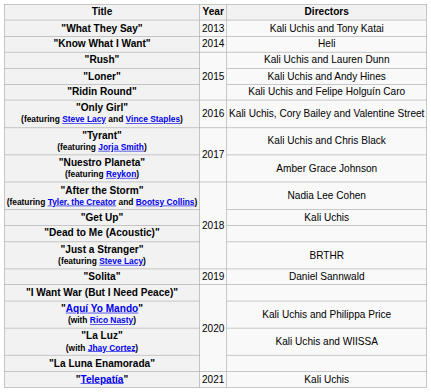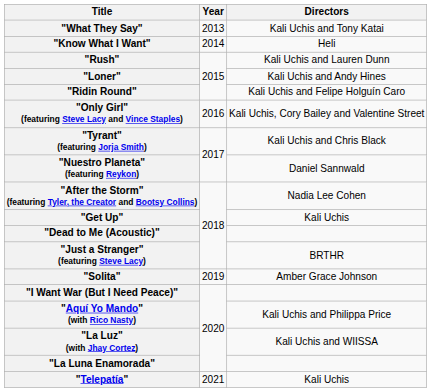(327, 168) Amber Grace Johnson -> (327, 168) Daniel Sannwald
(327, 277) Daniel Sannwald -> (327, 277) Amber Grace Johnson
